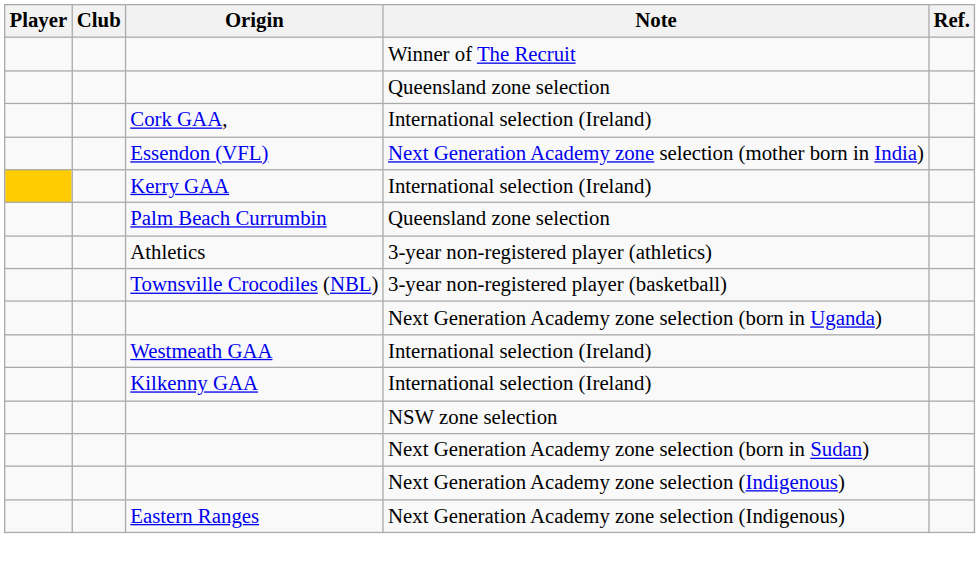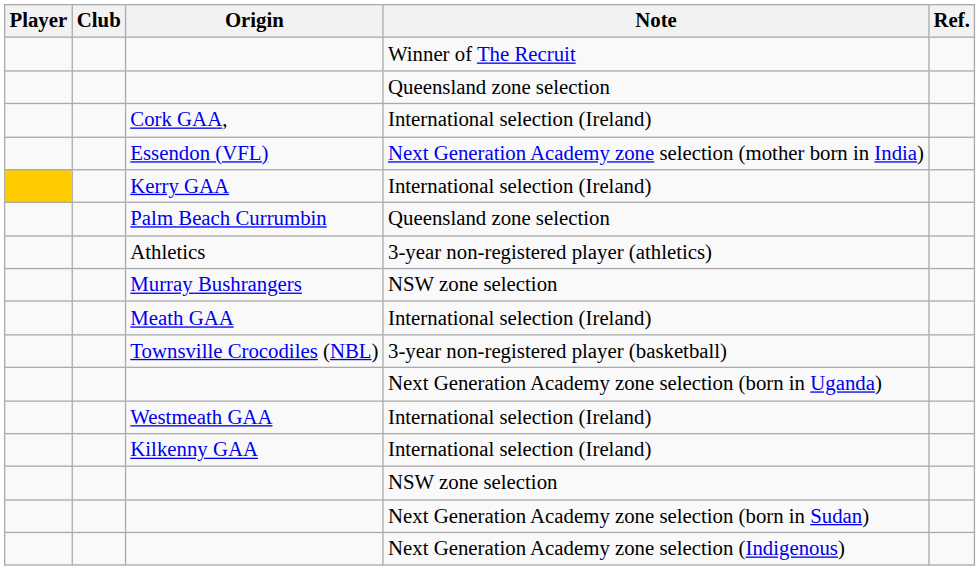+ row: (216, 284)
+ row: (182, 317)
- row: (195, 515)
